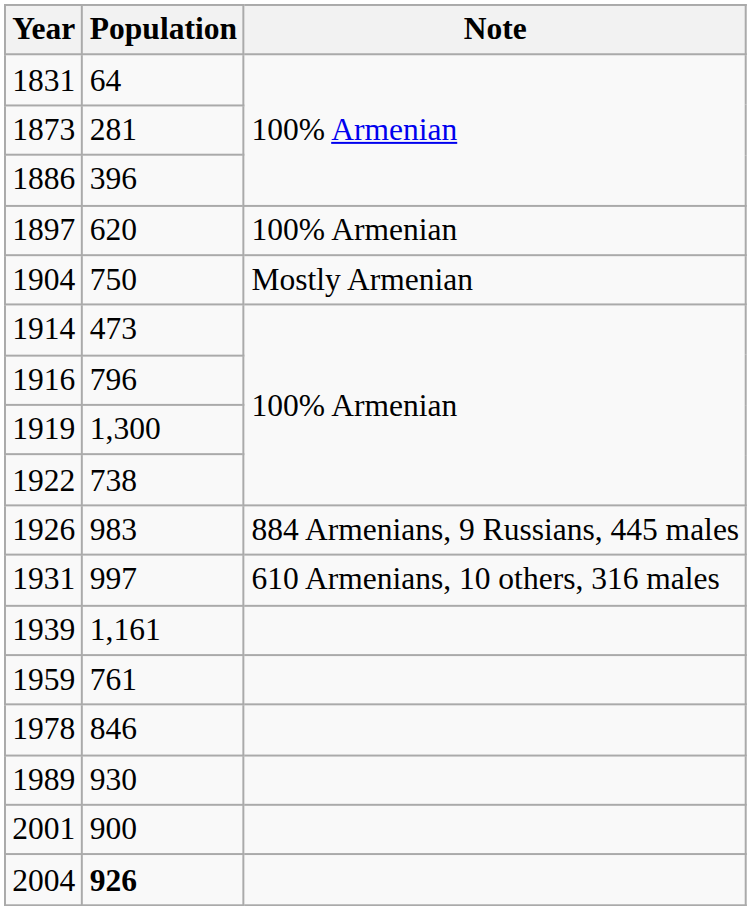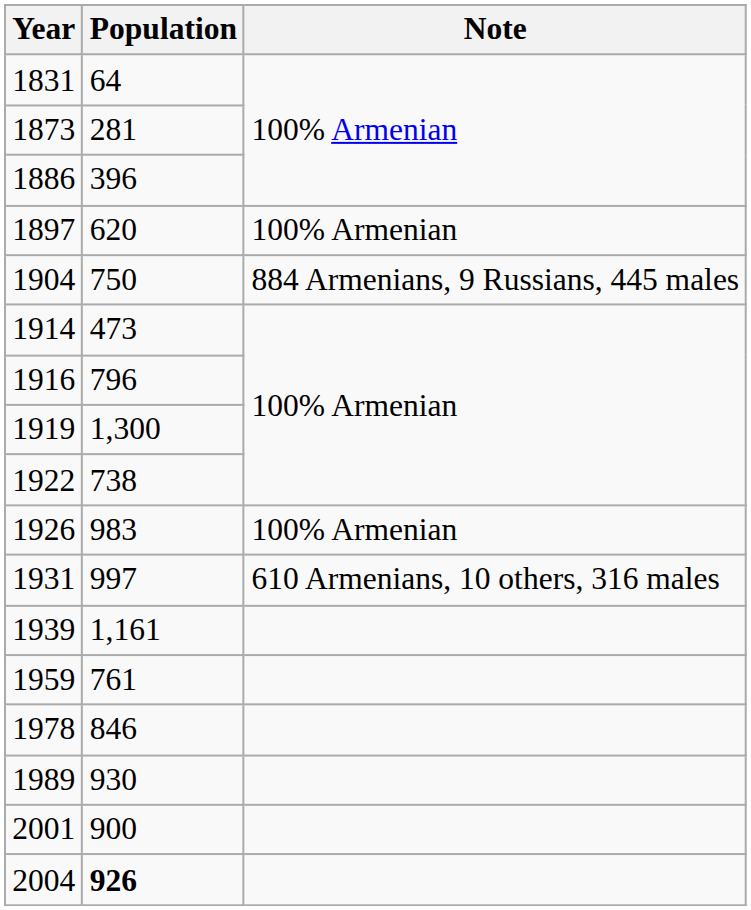(362, 279) Mostly Armenian -> (495, 279) 884 Armenians, 9 Russians, 445 males
(495, 529) 884 Armenians, 9 Russians, 445 males -> (354, 529) 100% Armenian
